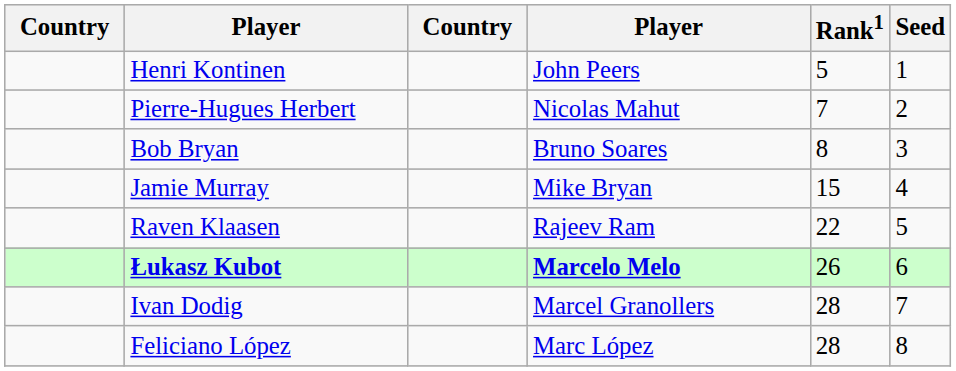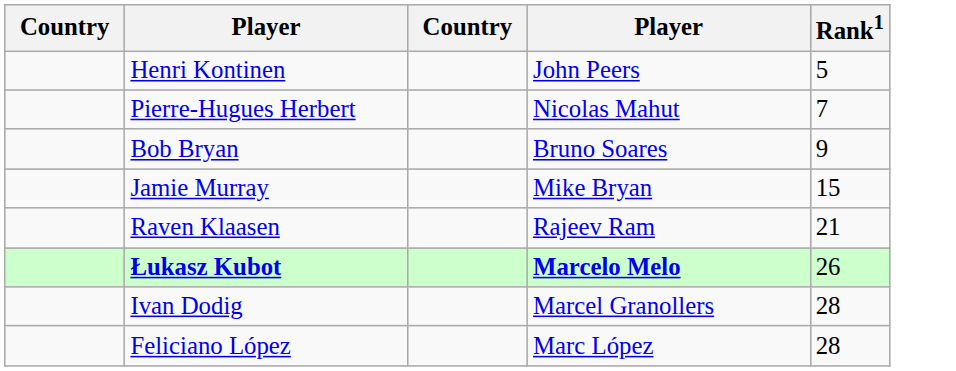- column: (920, 27)
(822, 148) 8 -> (822, 148) 9
(828, 227) 22 -> (828, 227) 21
